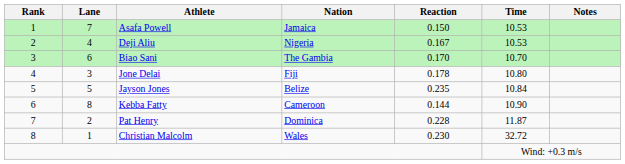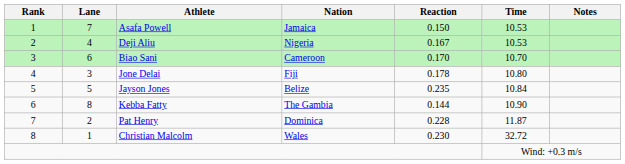(308, 58) The Gambia -> (305, 58) Cameroon
(305, 105) Cameroon -> (308, 105) The Gambia
